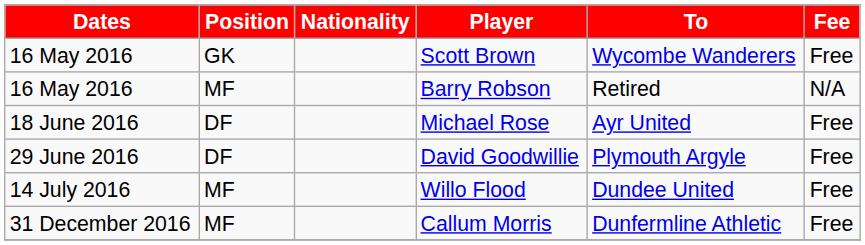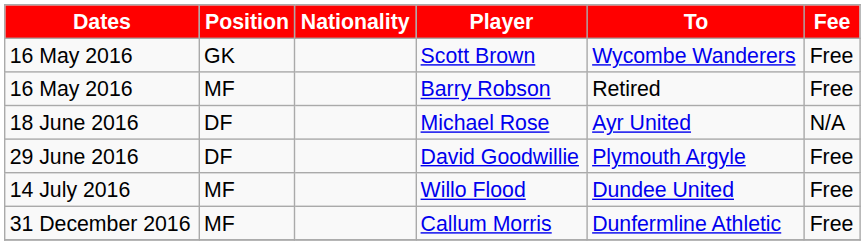(827, 89) N/A -> (831, 89) Free
(831, 123) Free -> (827, 123) N/A
